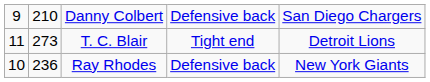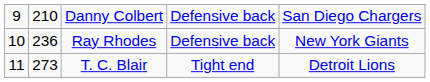rows swapped: (114, 65) <-> (114, 41)
